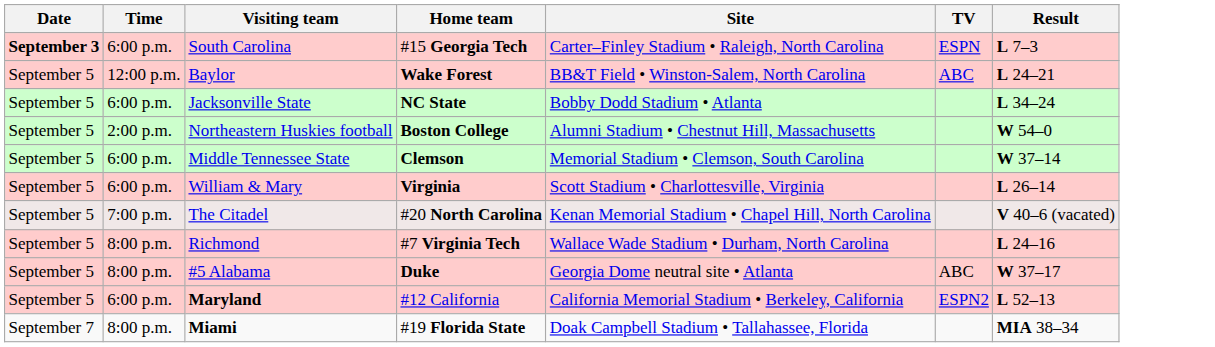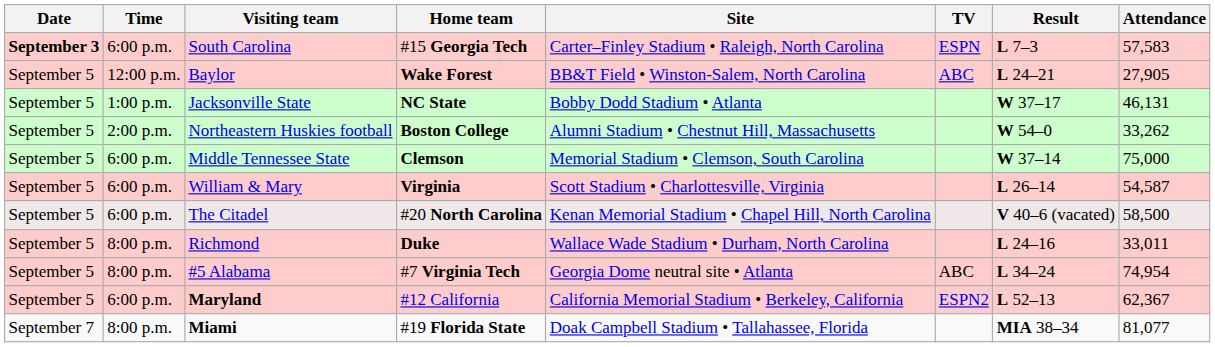+ column: (1164, 18)
(140, 102) 6:00 p.m. -> (140, 102) 1:00 p.m.
(1026, 102) L 34–24 -> (1029, 102) W 37–17
(140, 215) 7:00 p.m. -> (140, 215) 6:00 p.m.
(460, 243) #7 Virginia Tech -> (420, 243) Duke
(420, 271) Duke -> (460, 271) #7 Virginia Tech
(1029, 271) W 37–17 -> (1026, 271) L 34–24
